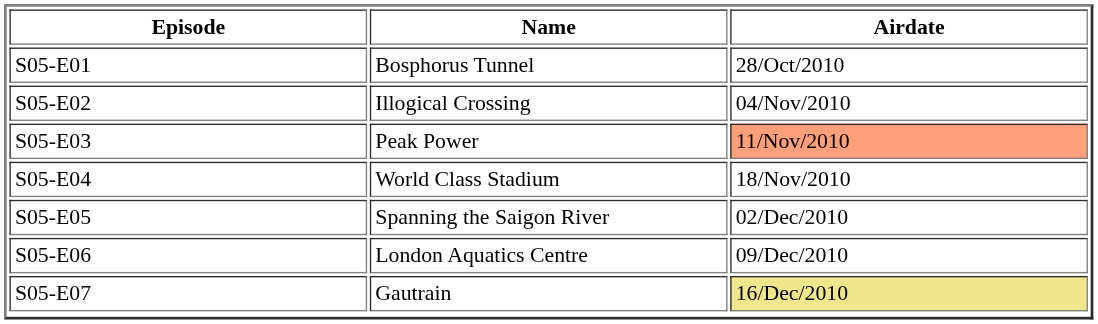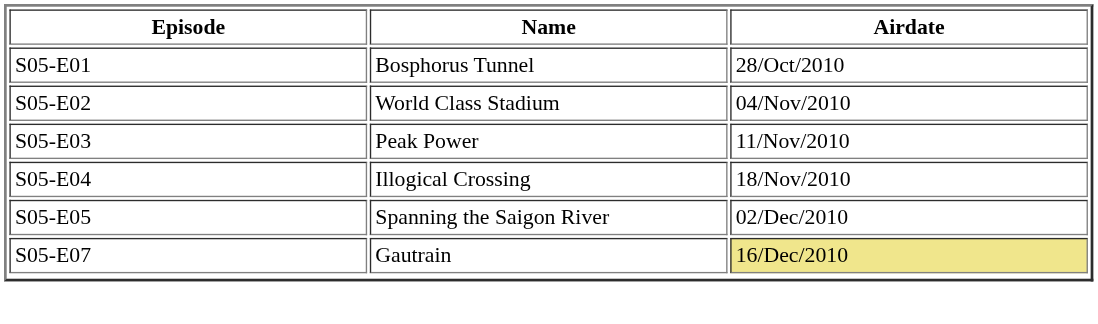(453, 103) Illogical Crossing -> (467, 103) World Class Stadium
(793, 141) lightsalmon background -> (793, 141) no background
(467, 179) World Class Stadium -> (453, 179) Illogical Crossing
- row: (53, 255)
